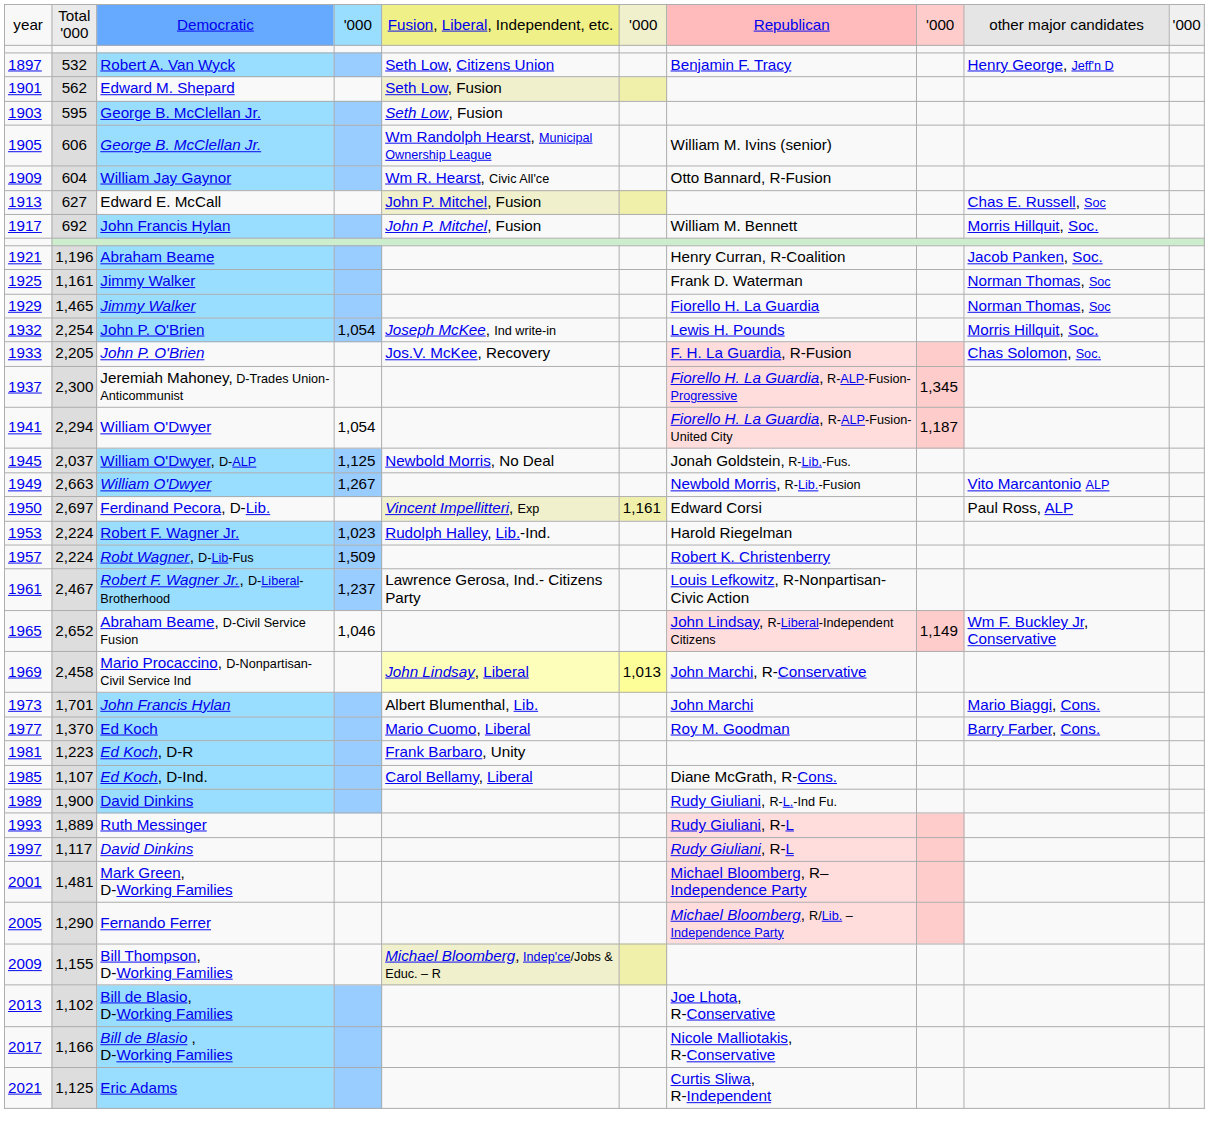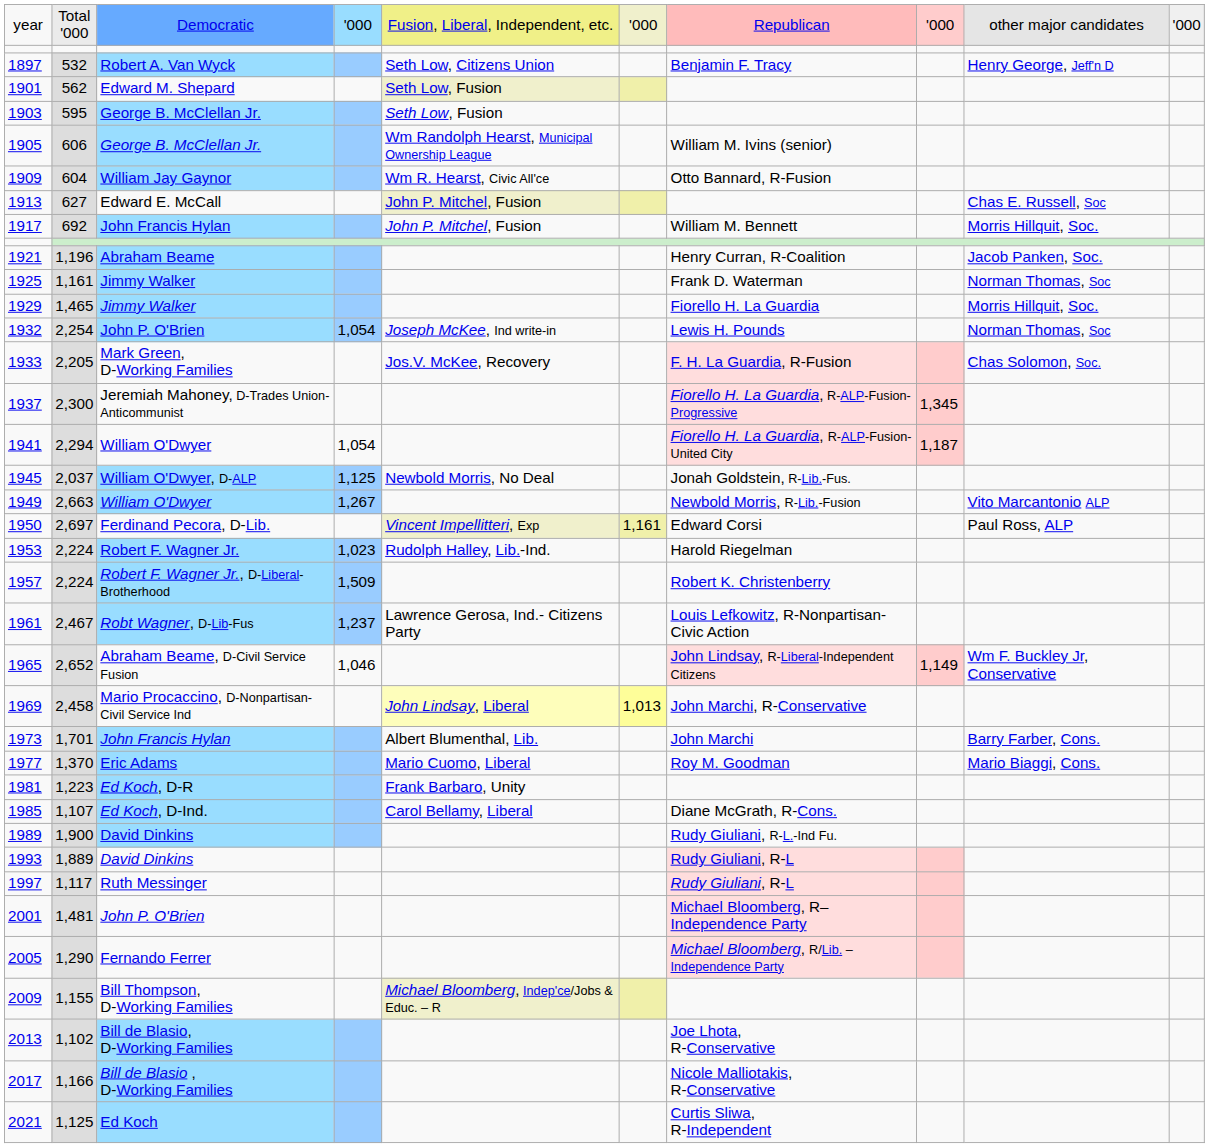(1039, 305) Norman Thomas, Soc -> (1033, 305) Morris Hillquit, Soc.
(1033, 329) Morris Hillquit, Soc. -> (1039, 329) Norman Thomas, Soc
(152, 354) John P. O'Brien -> (167, 362) Mark Green, D-Working Families
(177, 556) Robt Wagner, D-Lib-Fus -> (202, 582) Robert F. Wagner Jr., D-Liberal-Brotherhood
(202, 589) Robert F. Wagner Jr., D-Liberal-Brotherhood -> (177, 623) Robt Wagner, D-Lib-Fus
(1034, 704) Mario Biaggi, Cons. -> (1034, 738) Barry Farber, Cons.
(129, 728) Ed Koch -> (139, 763) Eric Adams
(1034, 728) Barry Farber, Cons. -> (1034, 763) Mario Biaggi, Cons.
(154, 825) Ruth Messinger -> (147, 859) David Dinkins
(147, 849) David Dinkins -> (154, 883) Ruth Messinger
(167, 882) Mark Green, D-Working Families -> (152, 916) John P. O'Brien
(139, 1088) Eric Adams -> (129, 1122) Ed Koch
